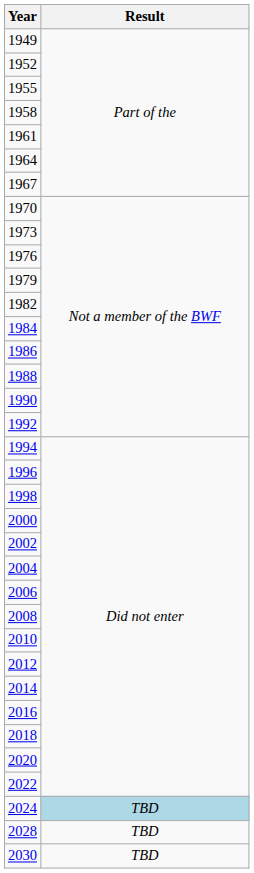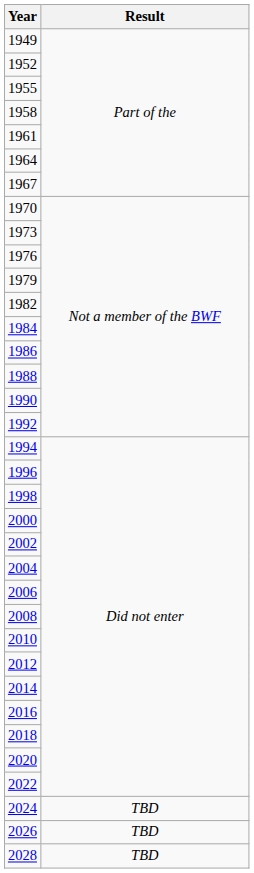(145, 808) lightblue background -> (145, 808) no background
+ row: (22, 832)
- row: (22, 856)
